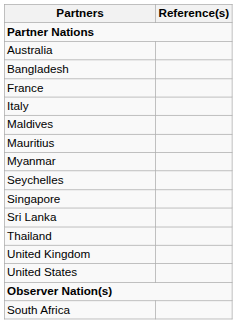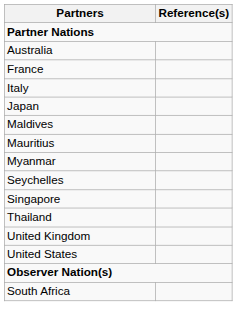- row: (38, 69)
+ row: (23, 106)
- row: (32, 217)
